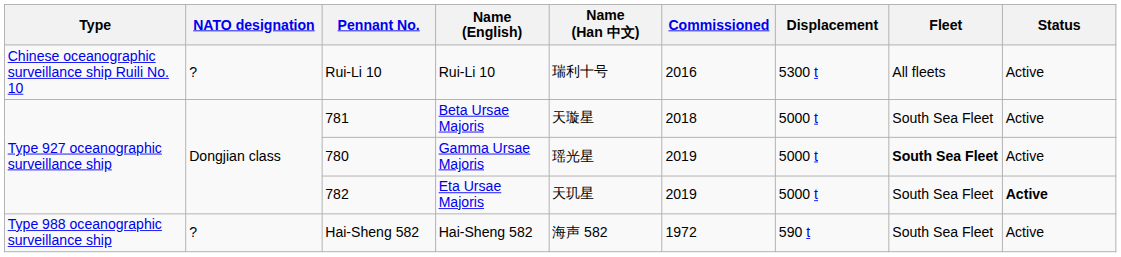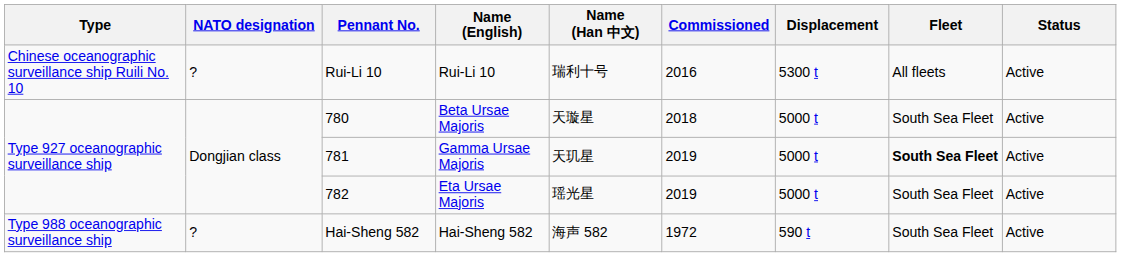(337, 118) 781 -> (337, 118) 780
(337, 156) 780 -> (337, 156) 781
(573, 156) 瑶光星 -> (573, 156) 天玑星
(573, 194) 天玑星 -> (573, 194) 瑶光星
(1027, 194) bold -> (1025, 194) normal
